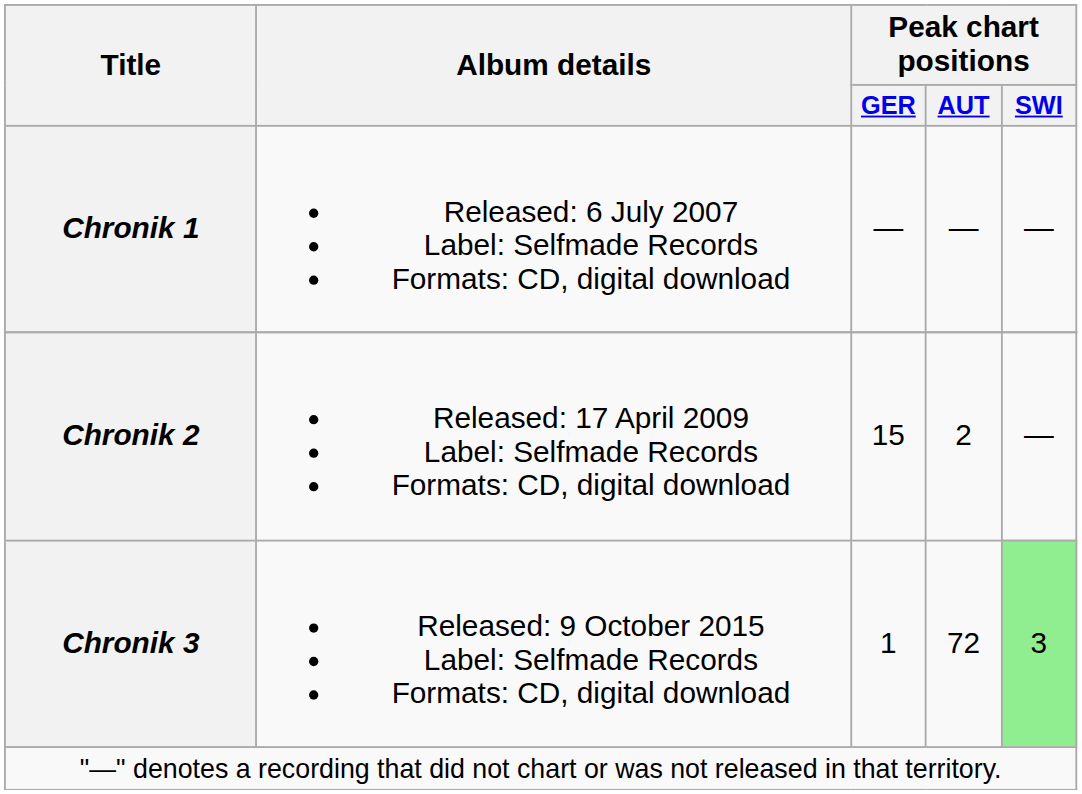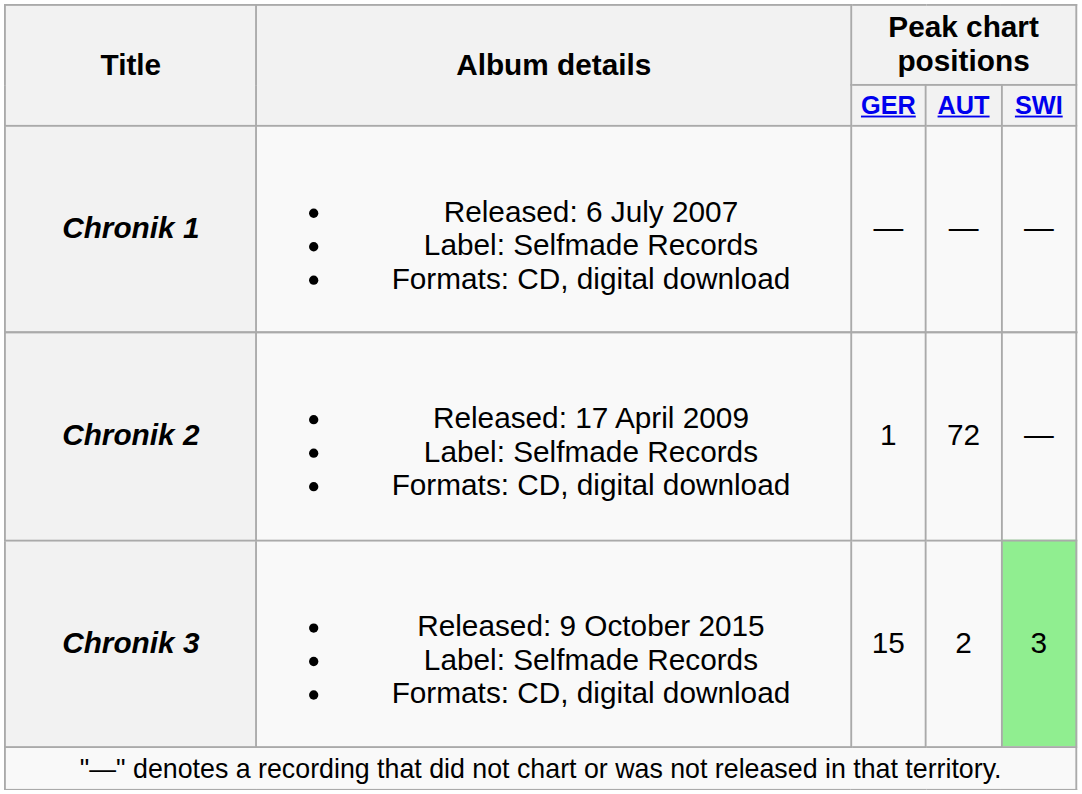(888, 435) 15 -> (888, 435) 1
(964, 435) 2 -> (964, 435) 72
(888, 642) 1 -> (888, 642) 15
(964, 642) 72 -> (964, 642) 2
